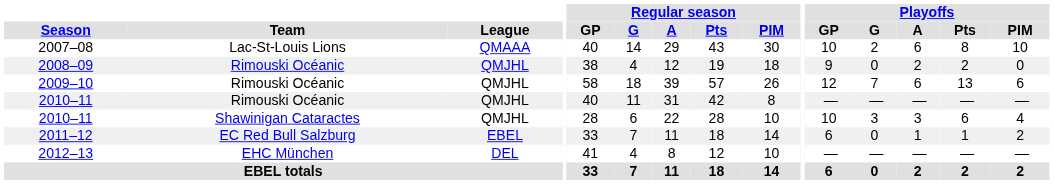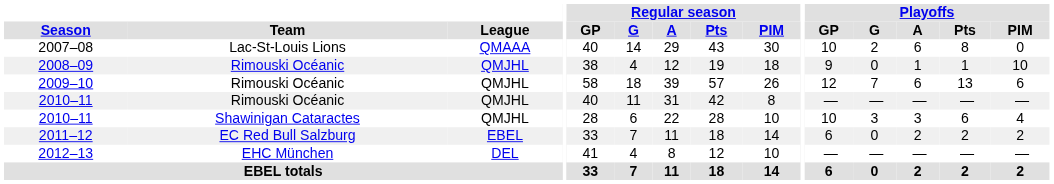(1020, 48) 10 -> (1020, 48) 0
(918, 65) 2 -> (918, 65) 1
(965, 65) 2 -> (965, 65) 1
(1020, 65) 0 -> (1020, 65) 10
(918, 136) 1 -> (918, 136) 2
(965, 136) 1 -> (965, 136) 2
